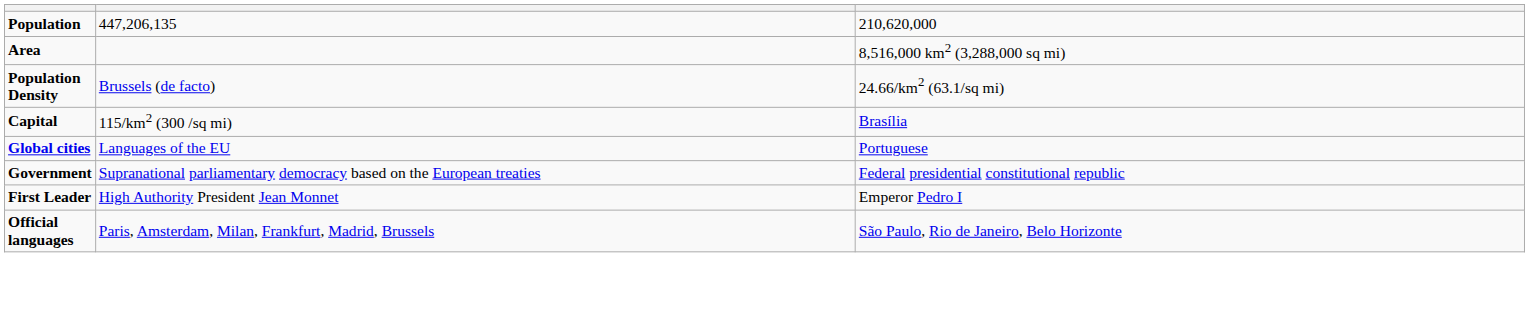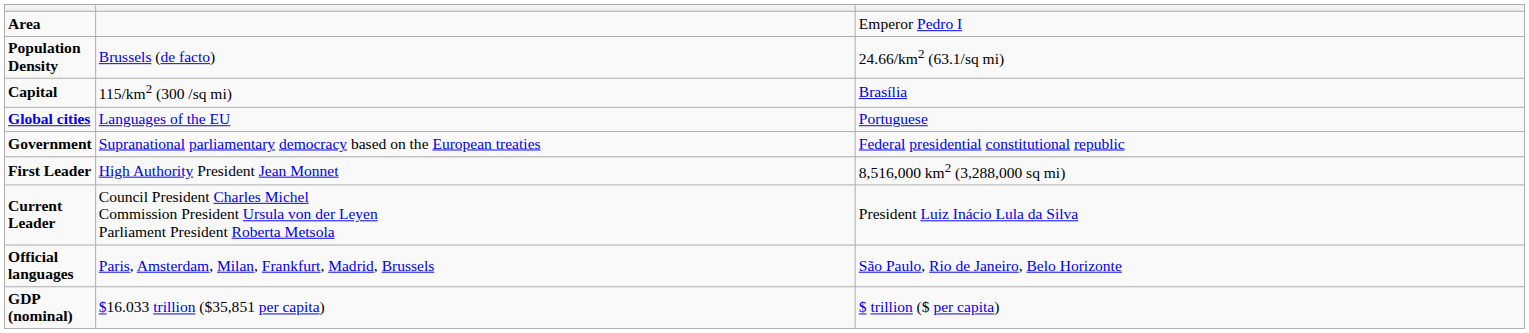- row: (44, 23)
(962, 50) 8,516,000 km2 (3,288,000 sq mi) -> (911, 23) Emperor Pedro I
(911, 197) Emperor Pedro I -> (962, 170) 8,516,000 km2 (3,288,000 sq mi)
+ row: (35, 214)
+ row: (40, 307)
